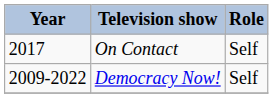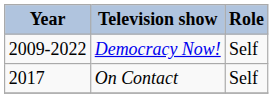rows swapped: (158, 78) <-> (136, 49)
